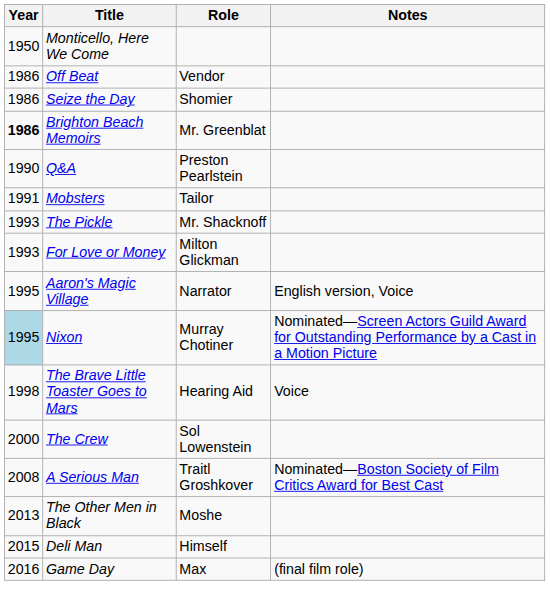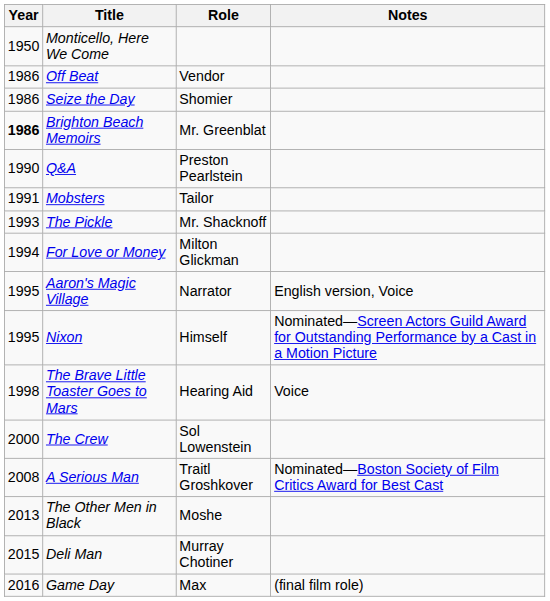(24, 252) 1993 -> (24, 252) 1994
(24, 337) lightblue background -> (24, 337) no background
(206, 337) Murray Chotiner -> (203, 337) Himself
(203, 546) Himself -> (206, 554) Murray Chotiner
